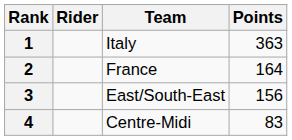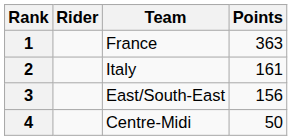(121, 43) Italy -> (132, 43) France
(132, 69) France -> (121, 69) Italy
(269, 69) 164 -> (269, 69) 161
(274, 122) 83 -> (274, 122) 50
